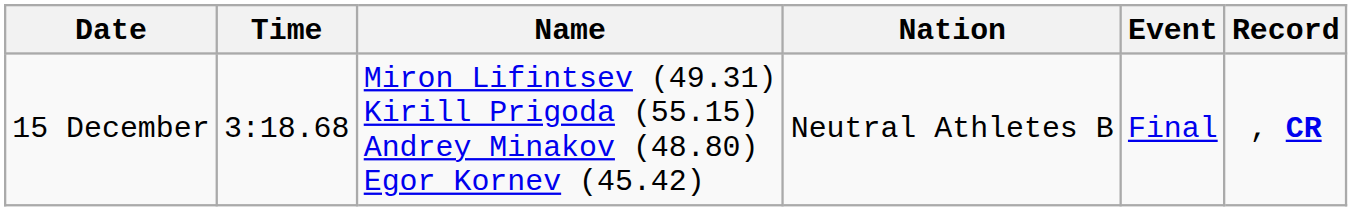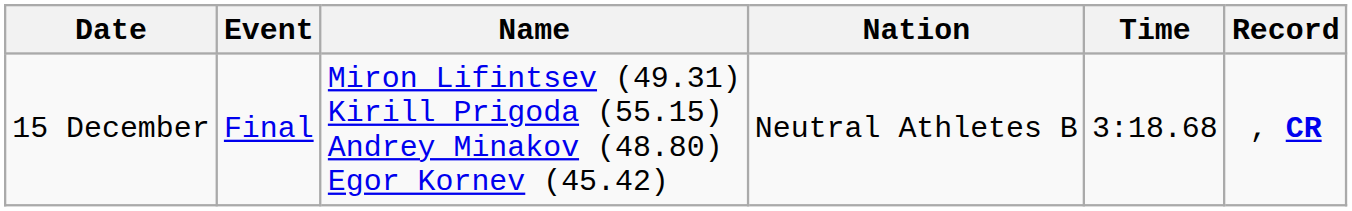columns swapped: (1173, 30) <-> (287, 30)
